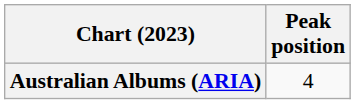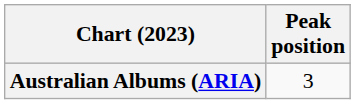(308, 80) 4 -> (308, 80) 3
